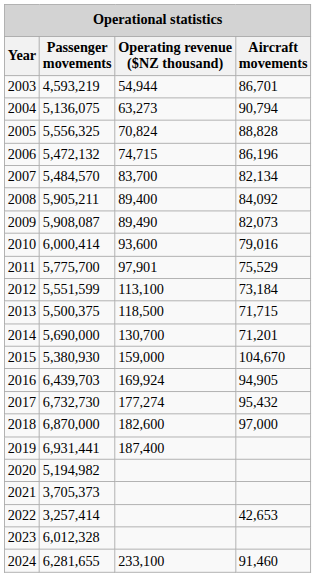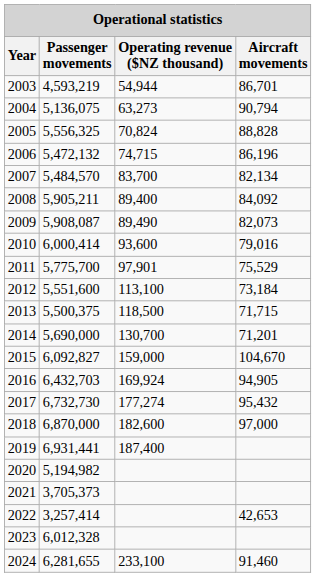(71, 289) 5,551,599 -> (71, 289) 5,551,600
(71, 357) 5,380,930 -> (71, 357) 6,092,827
(71, 380) 6,439,703 -> (71, 380) 6,432,703
